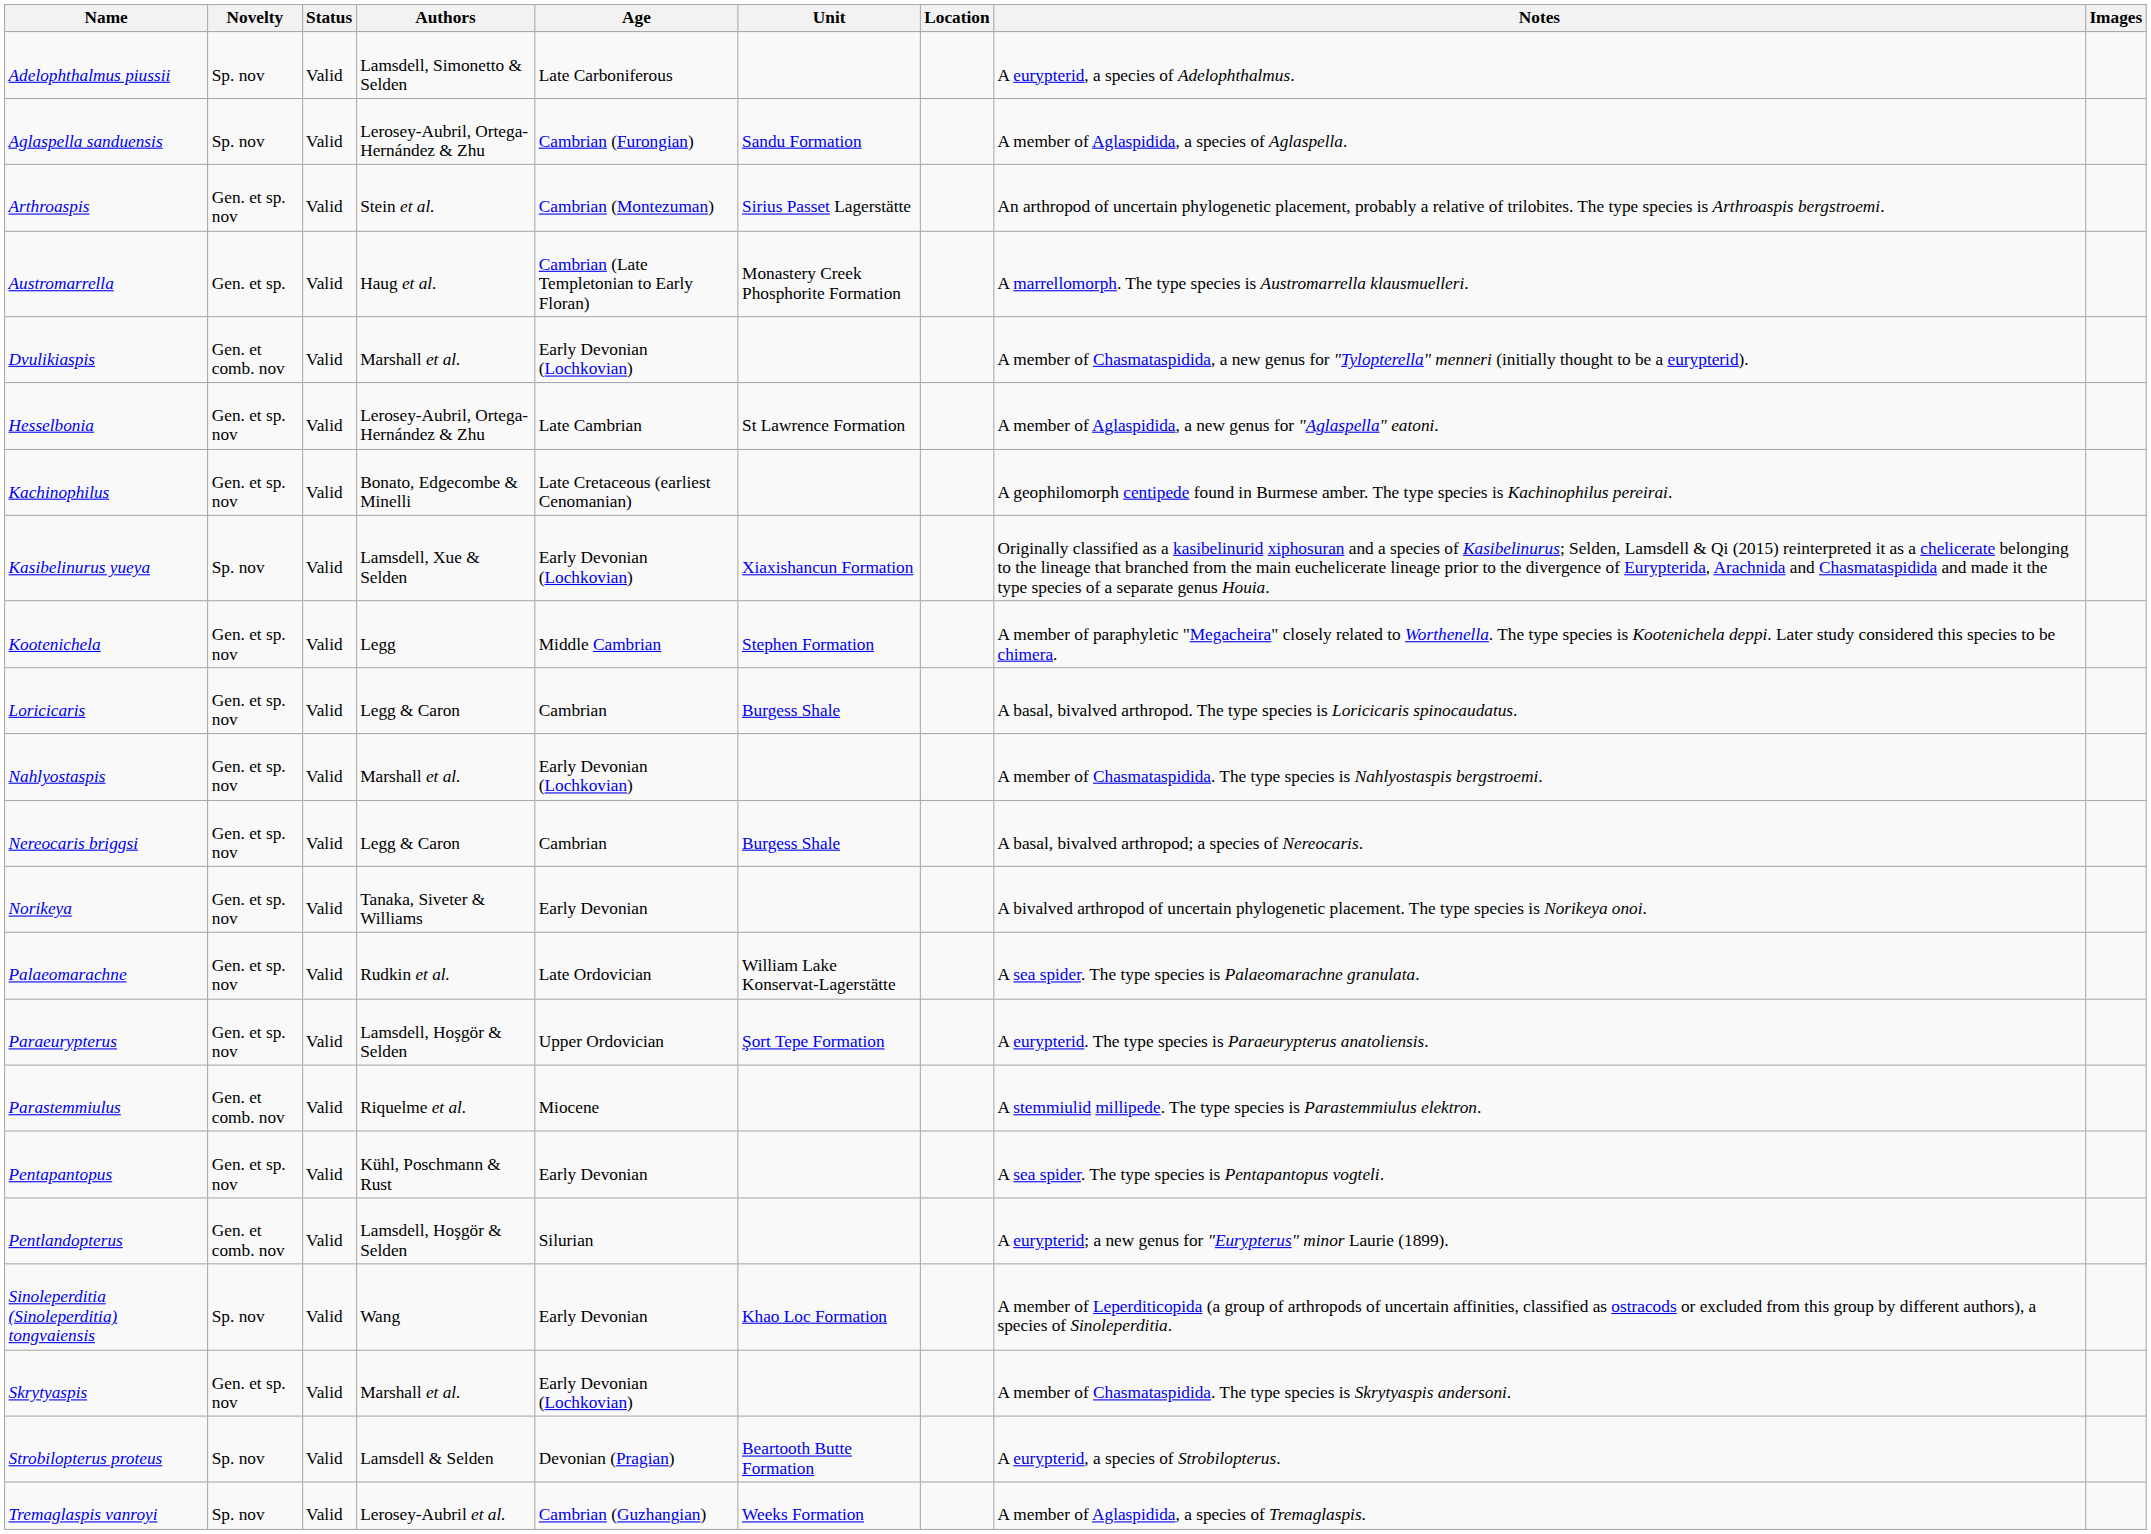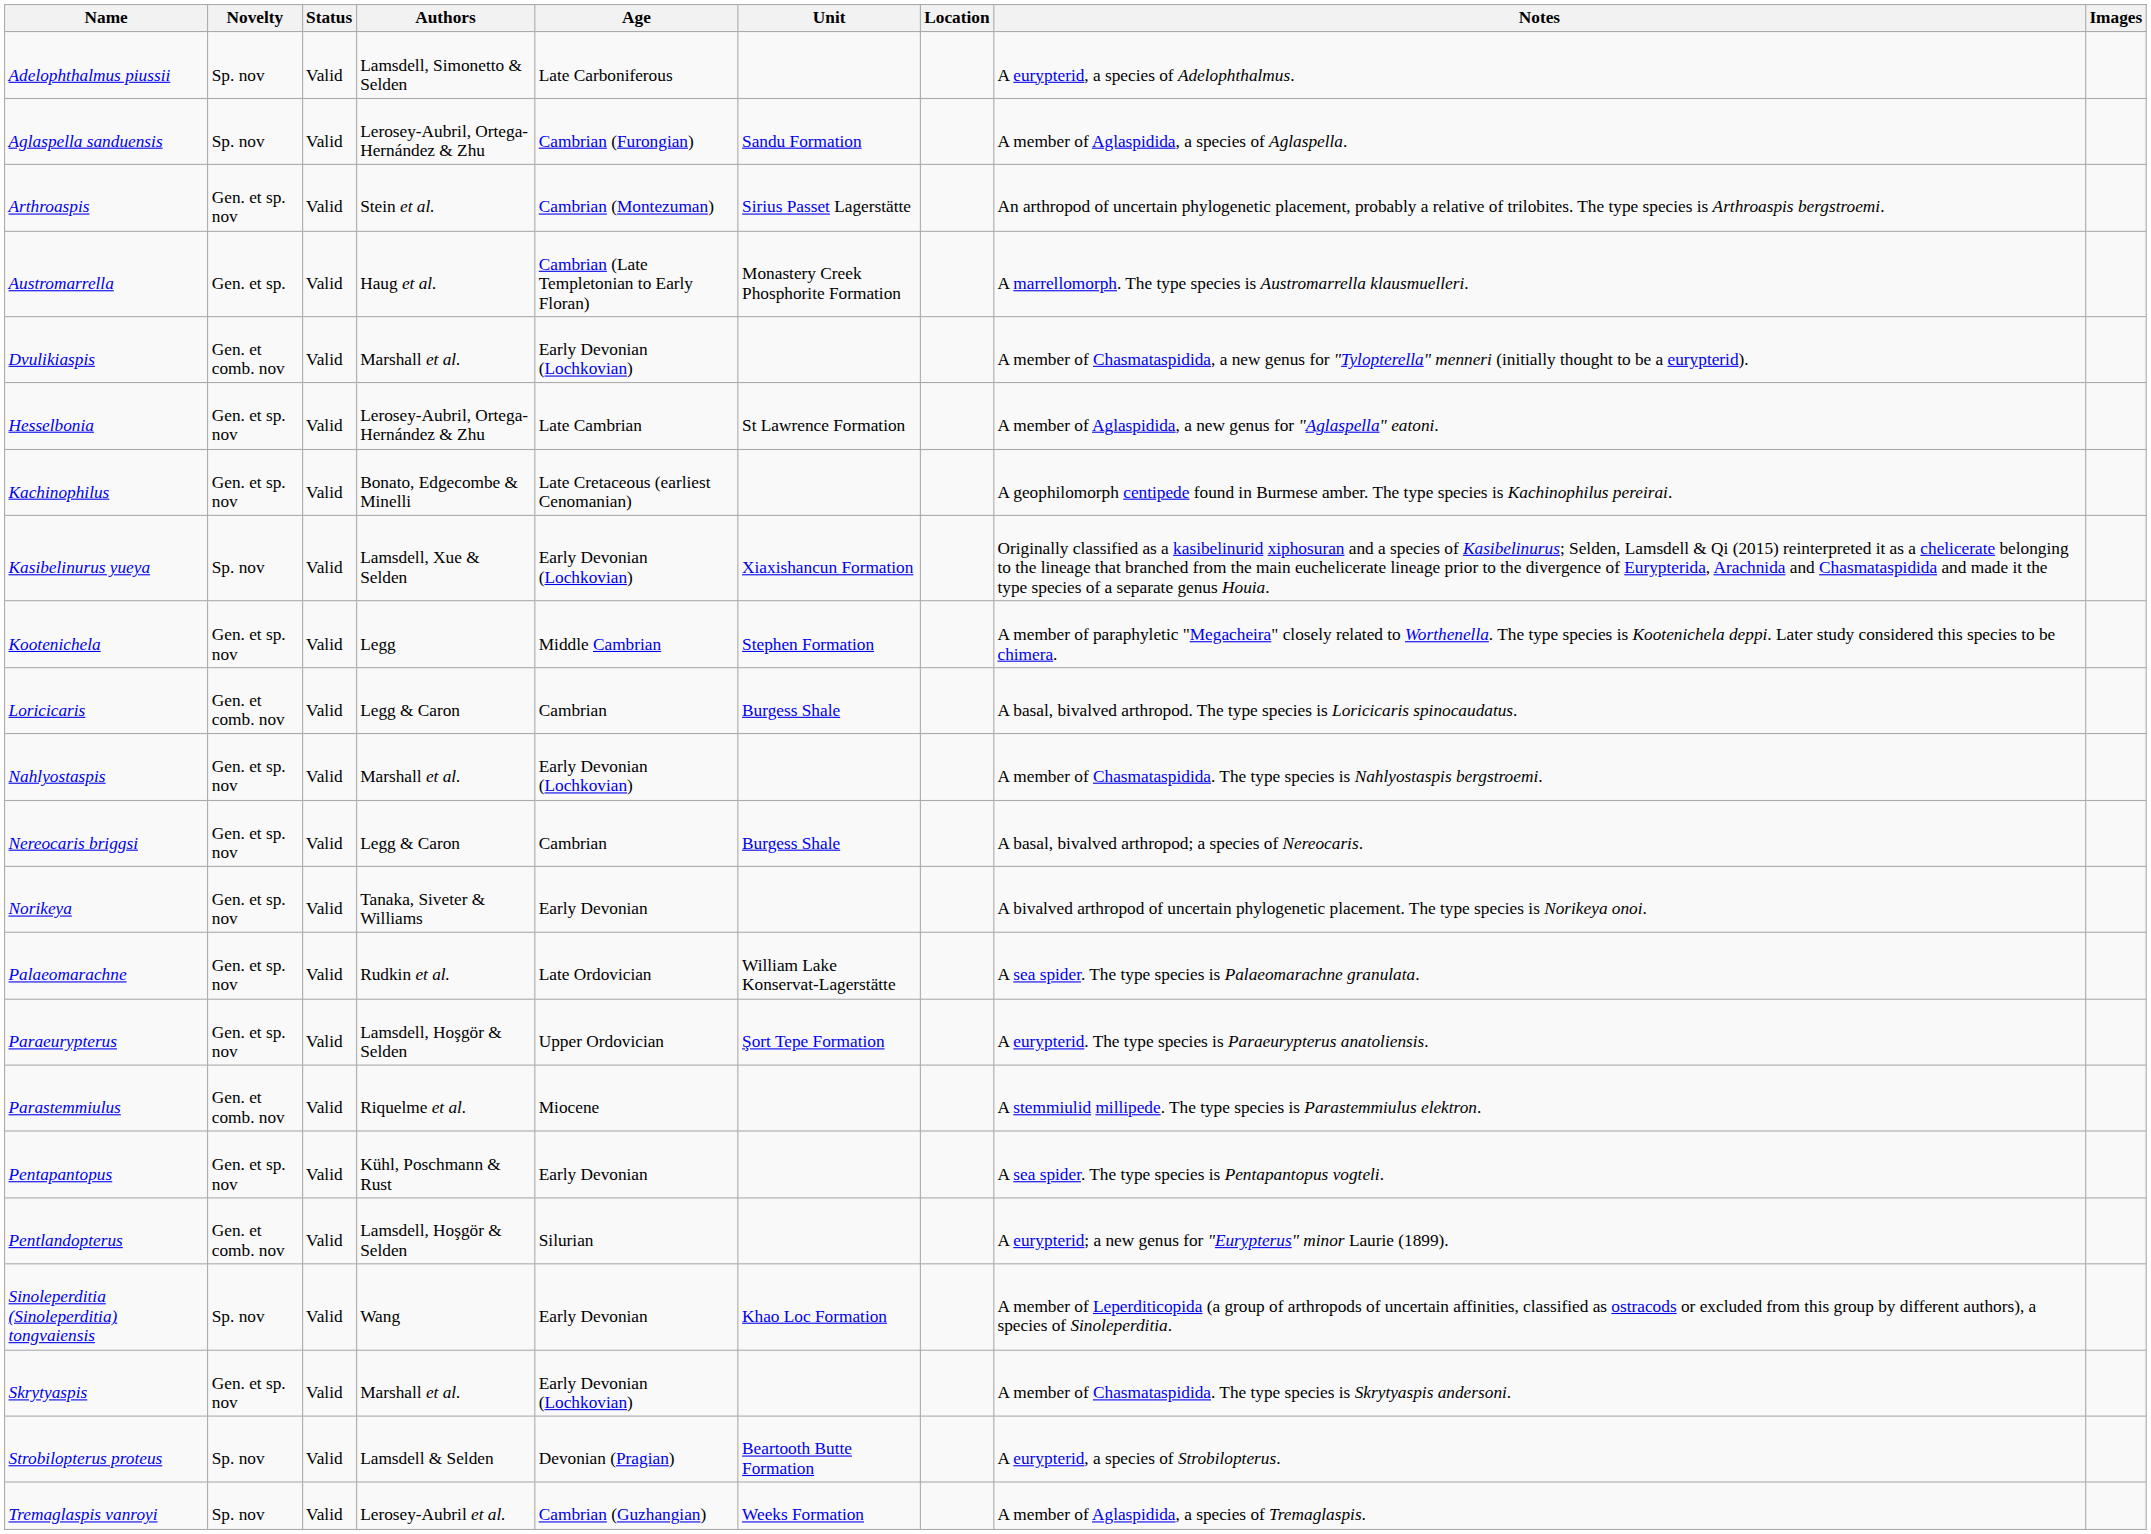(249, 710) Gen. et sp. nov -> (248, 710) Gen. et comb. nov
